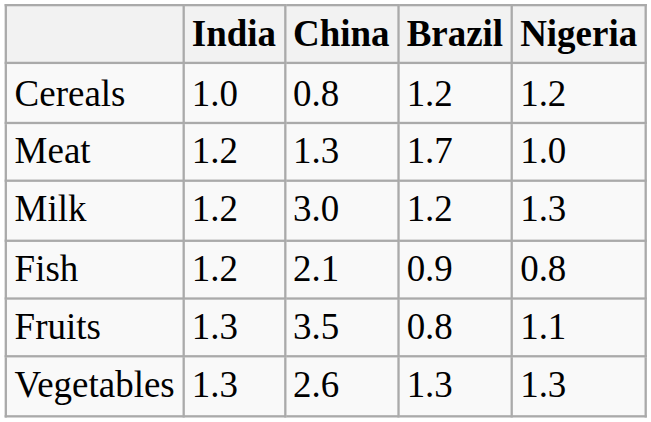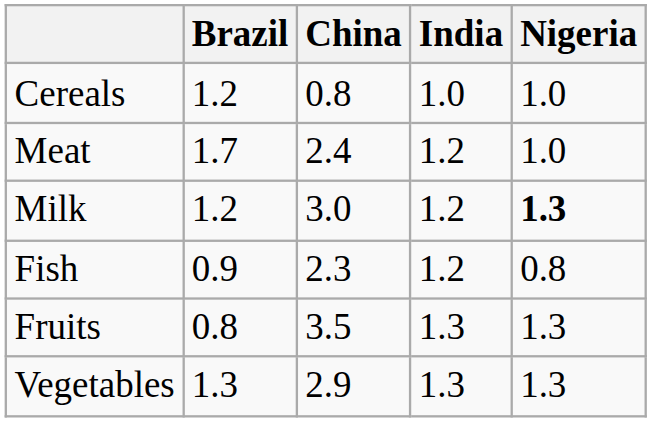columns swapped: (234, 33) <-> (455, 33)
(543, 92) 1.2 -> (543, 92) 1.0
(316, 151) 1.3 -> (328, 151) 2.4
(543, 209) normal -> (543, 209) bold
(316, 268) 2.1 -> (328, 268) 2.3
(543, 326) 1.1 -> (543, 326) 1.3
(316, 385) 2.6 -> (328, 385) 2.9
